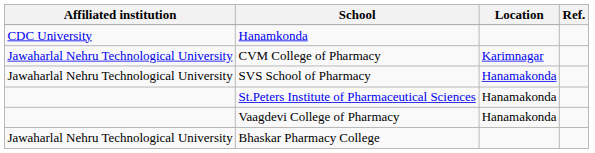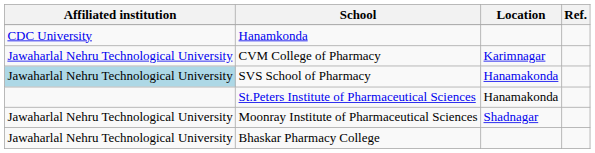(120, 76) no background -> (120, 76) lightblue background
- row: (319, 117)
+ row: (358, 117)
